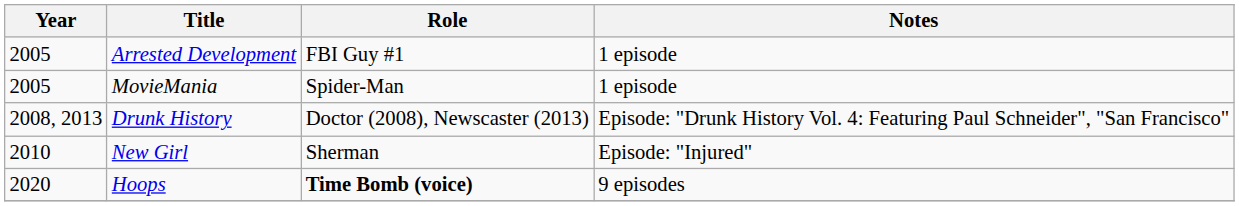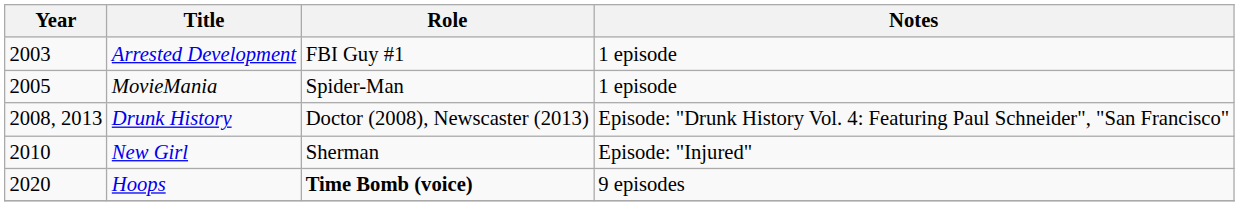(30, 53) 2005 -> (30, 53) 2003
